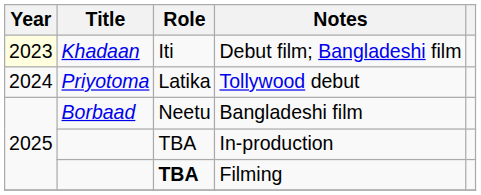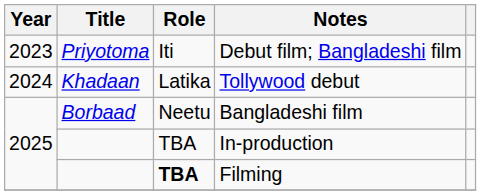(31, 50) lightyellow background -> (31, 50) no background
(101, 50) Khadaan -> (105, 50) Priyotoma
(105, 81) Priyotoma -> (101, 81) Khadaan
